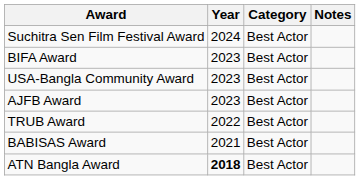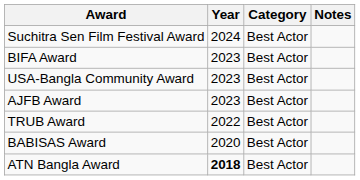(226, 143) 2021 -> (226, 143) 2020
